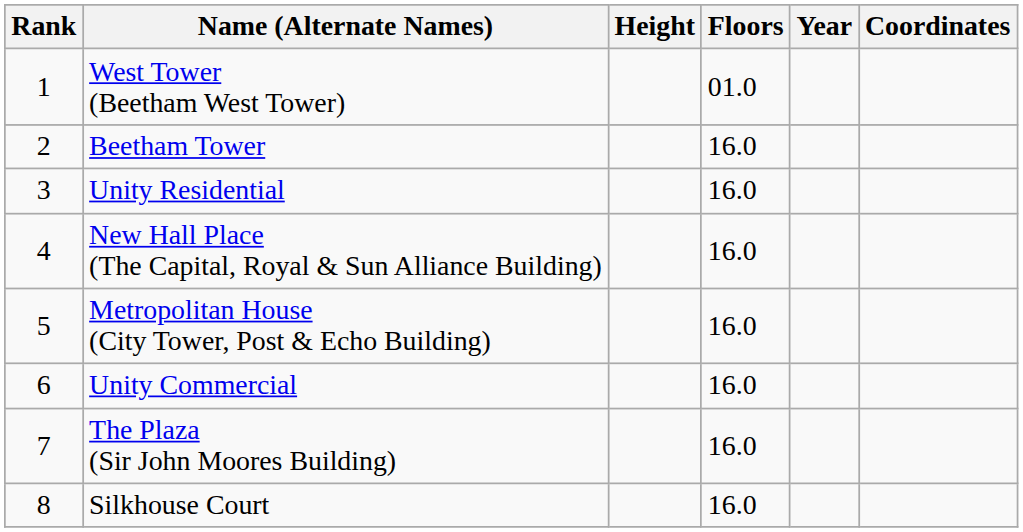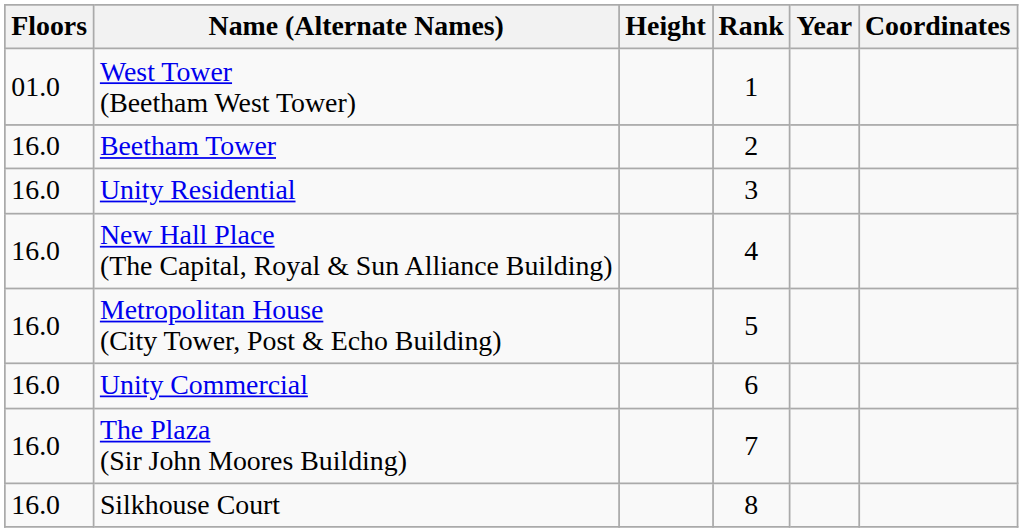columns swapped: (44, 26) <-> (746, 26)
